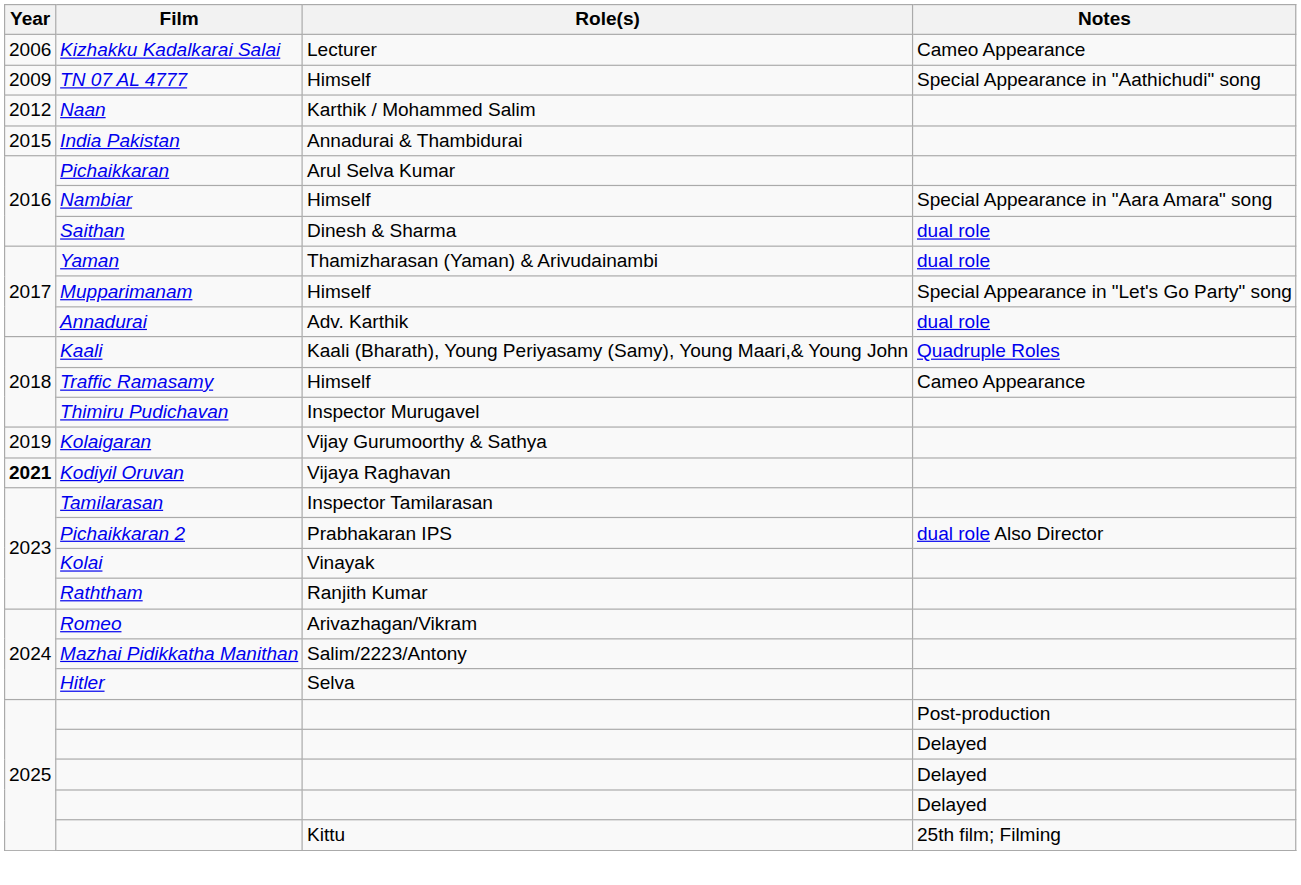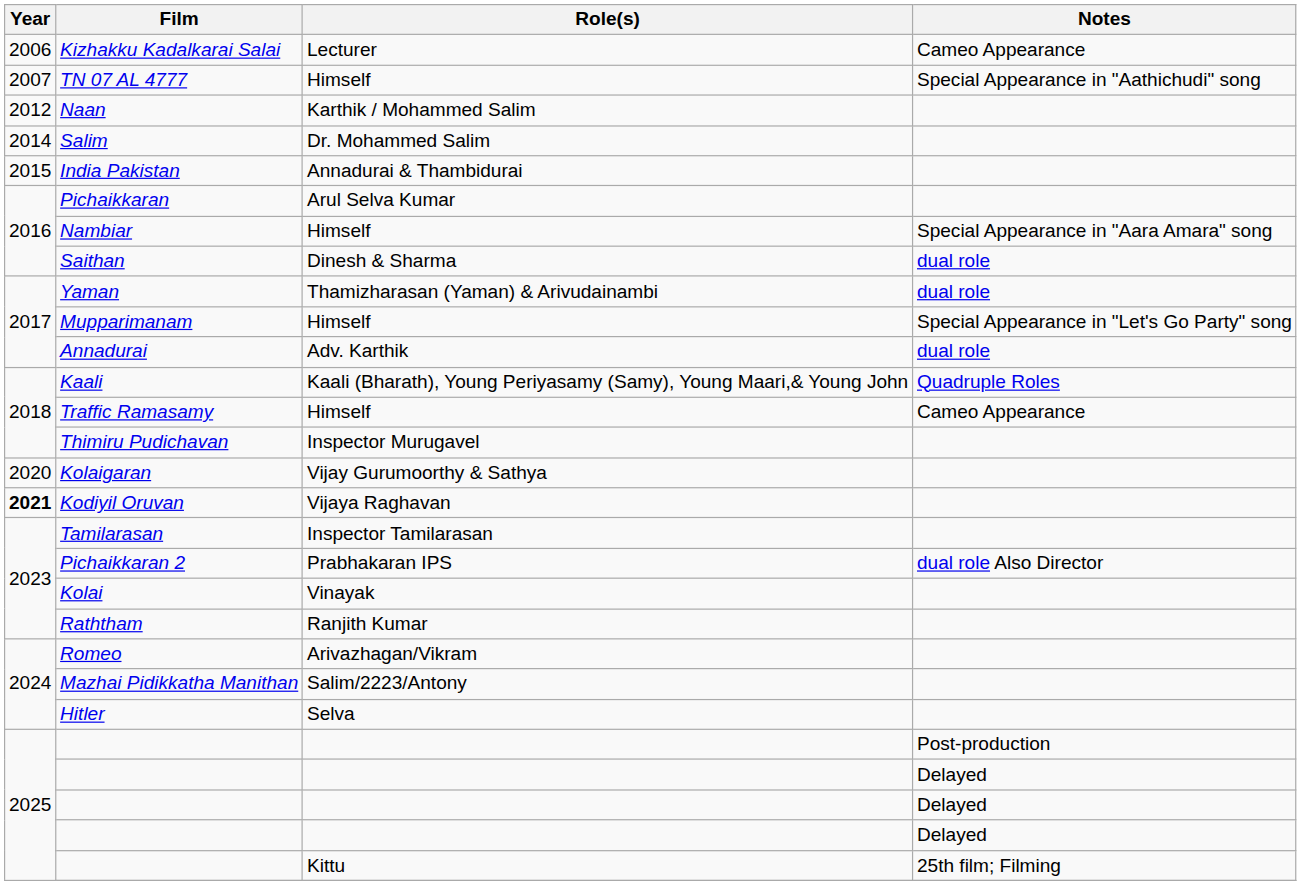(30, 79) 2009 -> (30, 79) 2007
+ row: (84, 140)
(30, 442) 2019 -> (30, 472) 2020
